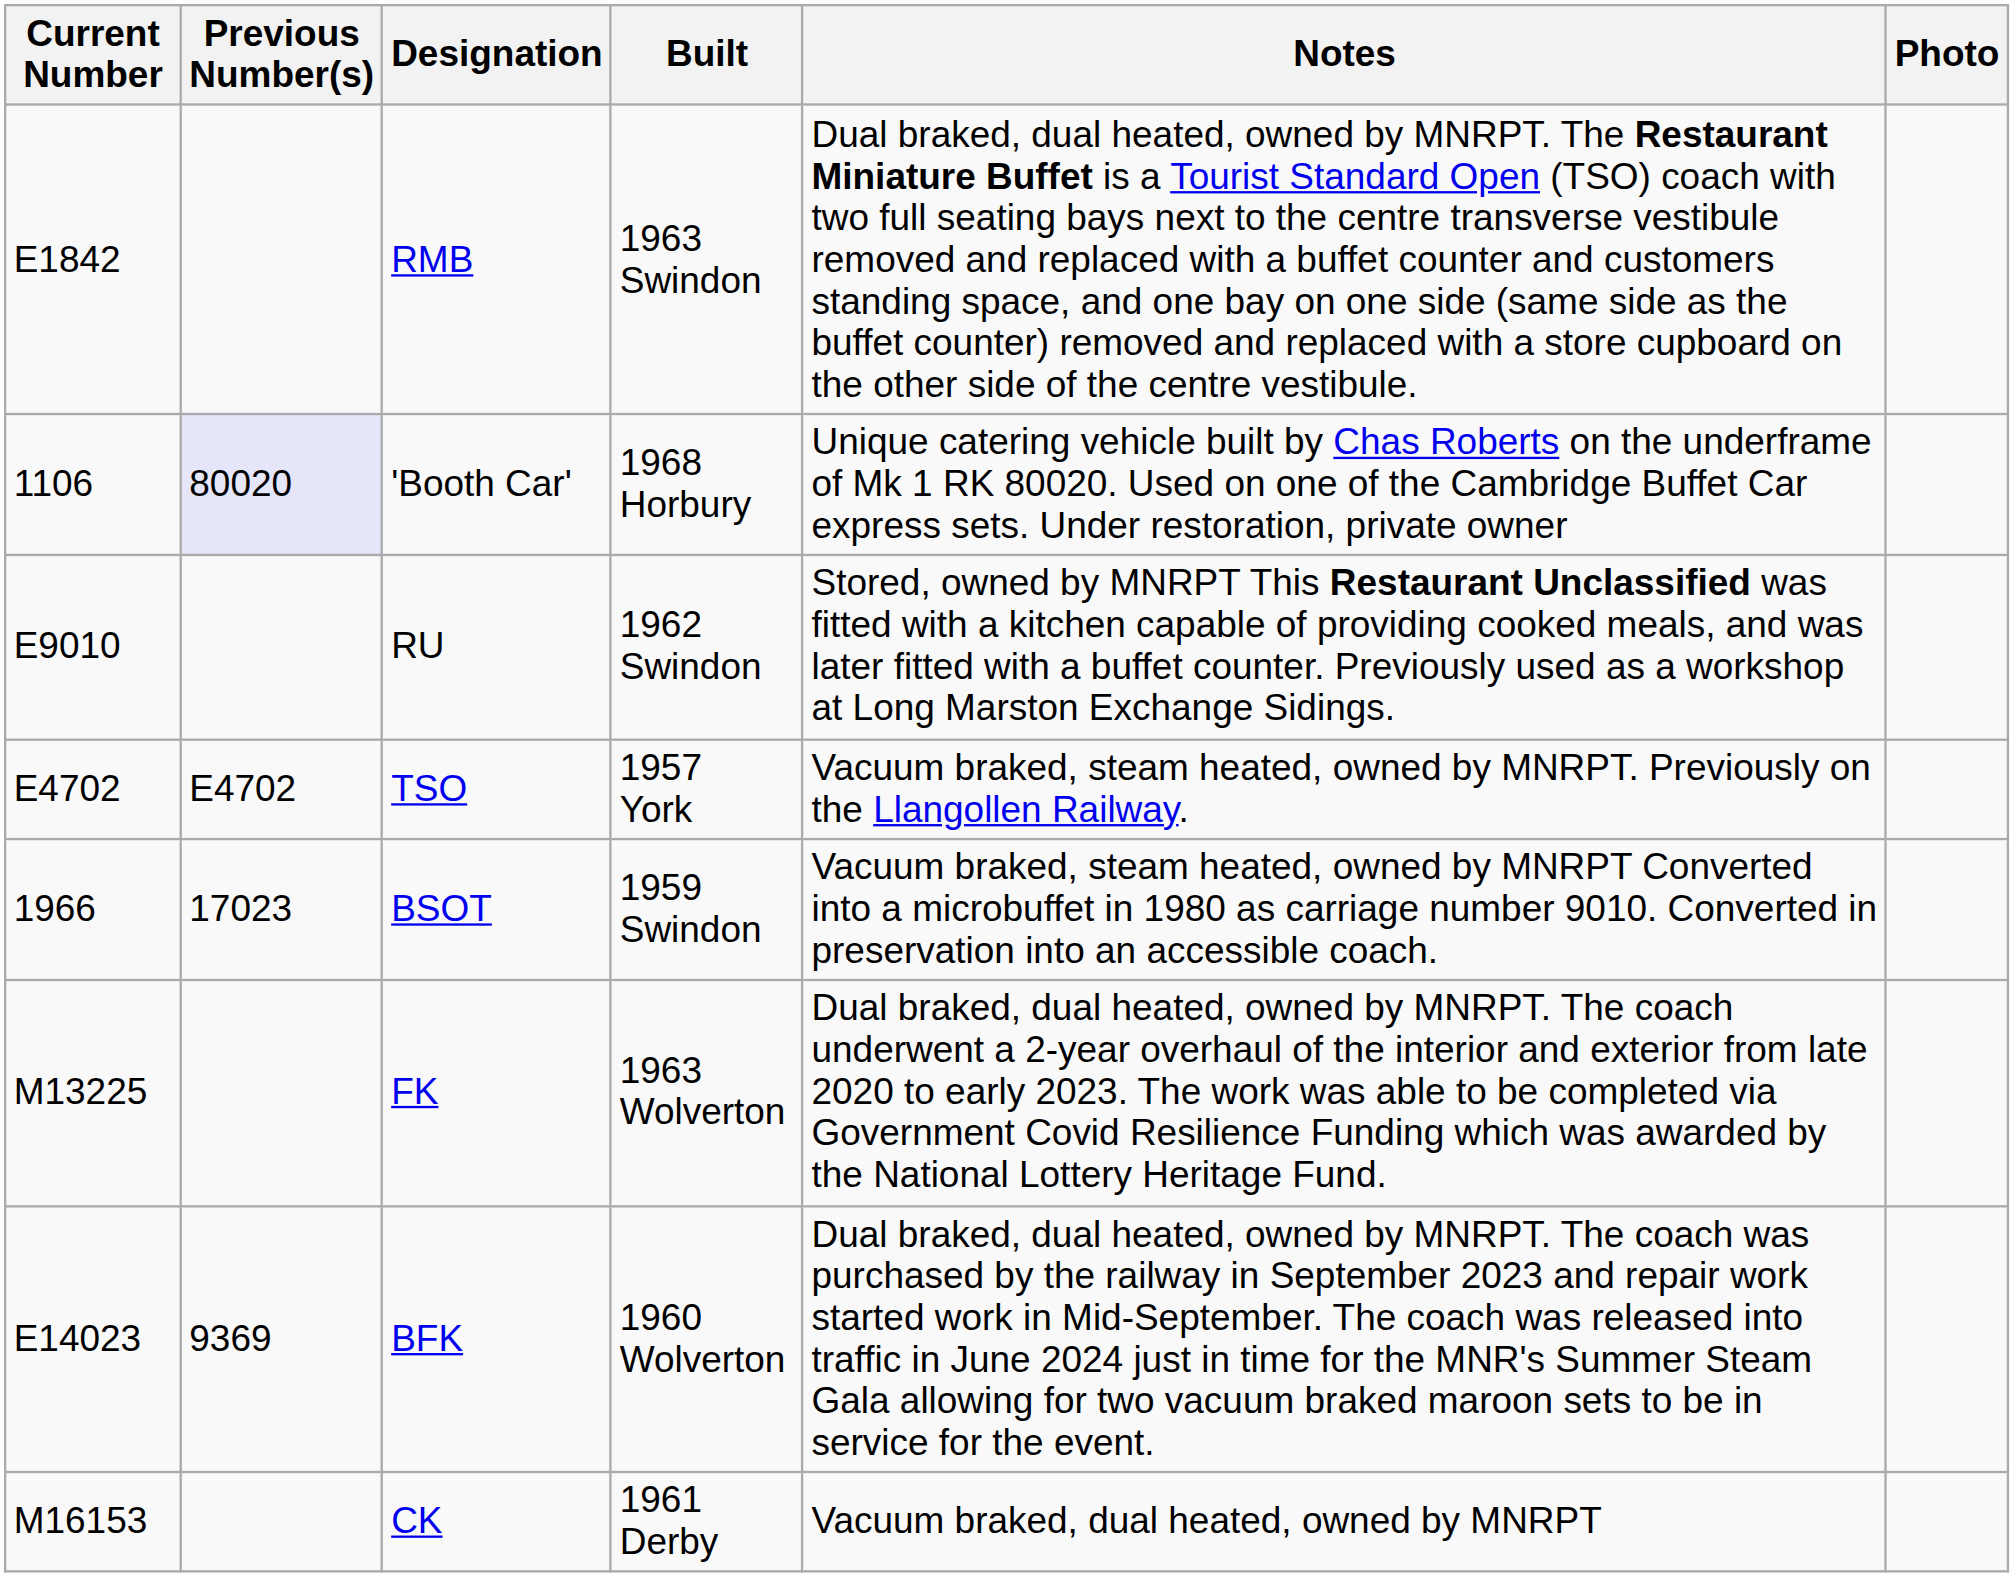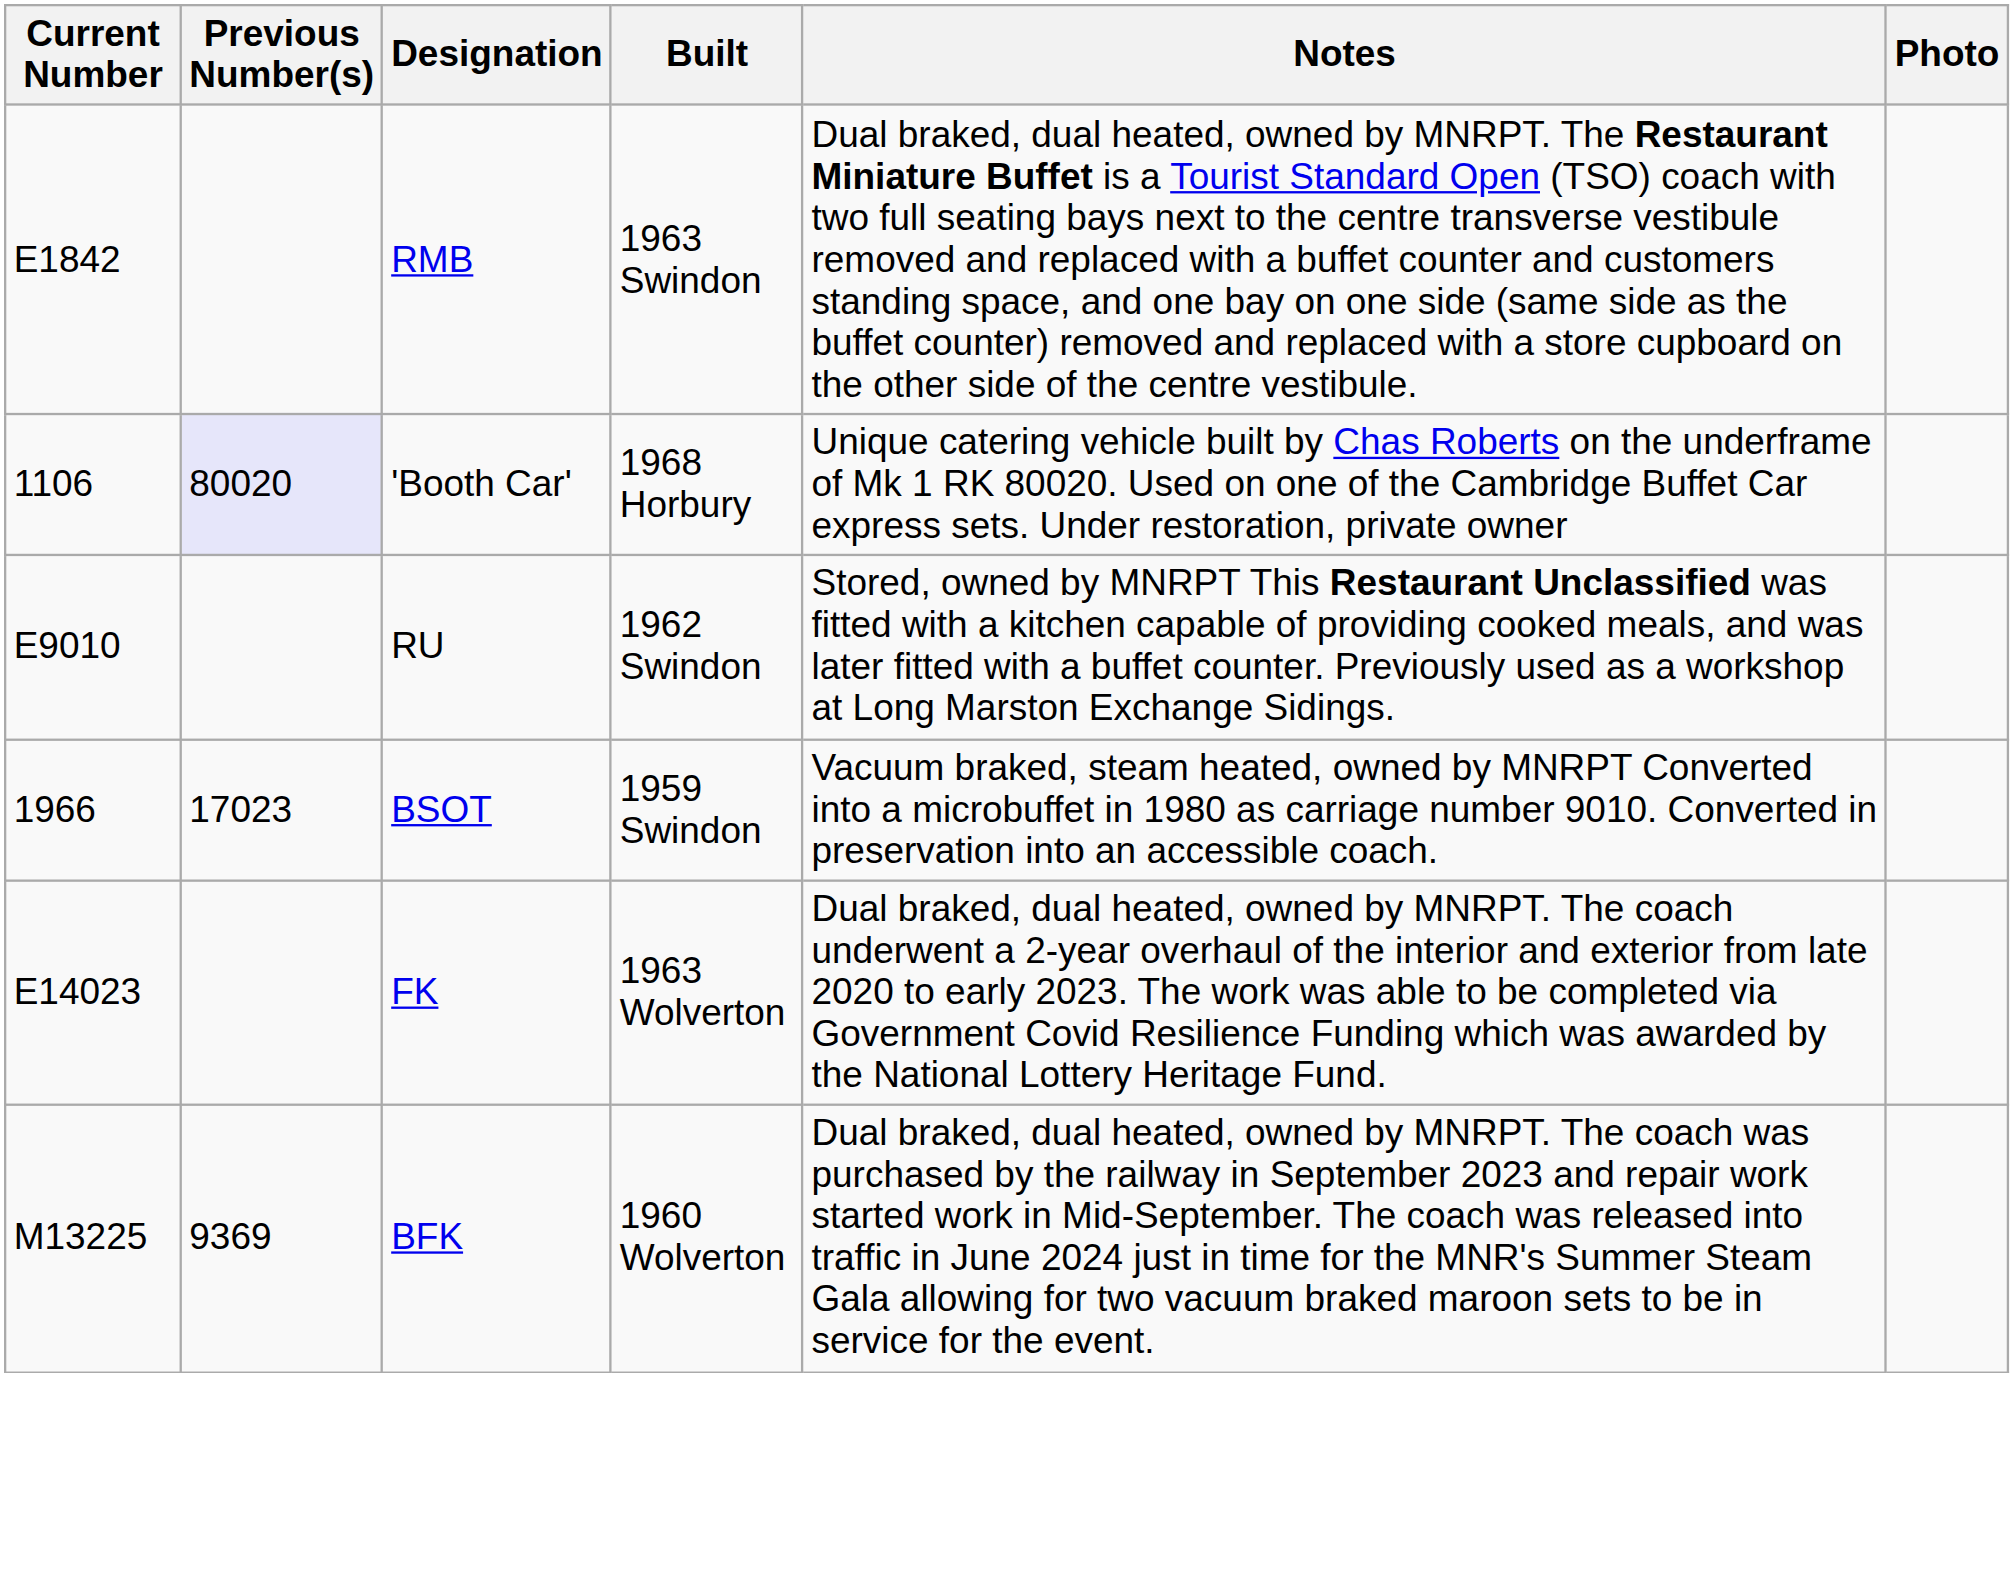- row: (429, 788)
(80, 1092) M13225 -> (77, 992) E14023
(77, 1338) E14023 -> (80, 1237) M13225
- row: (417, 1521)
